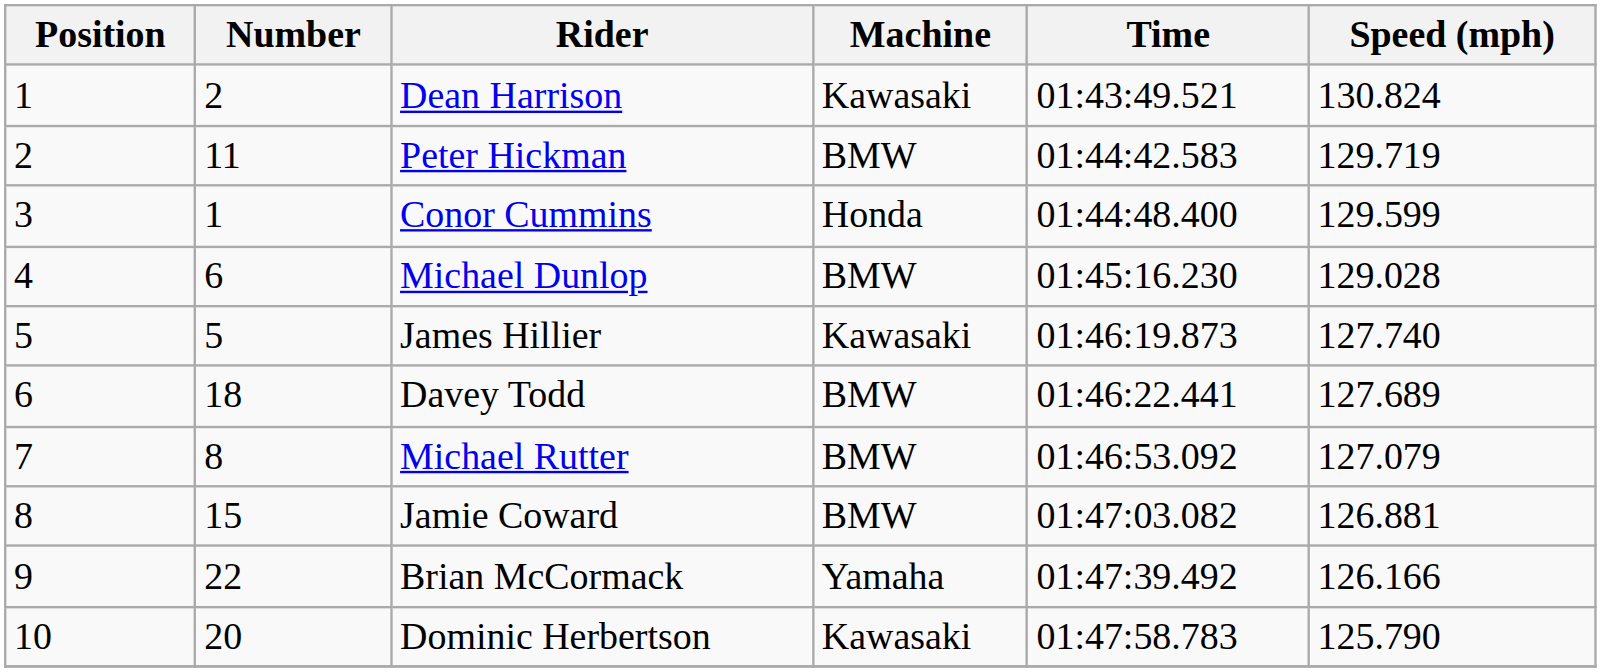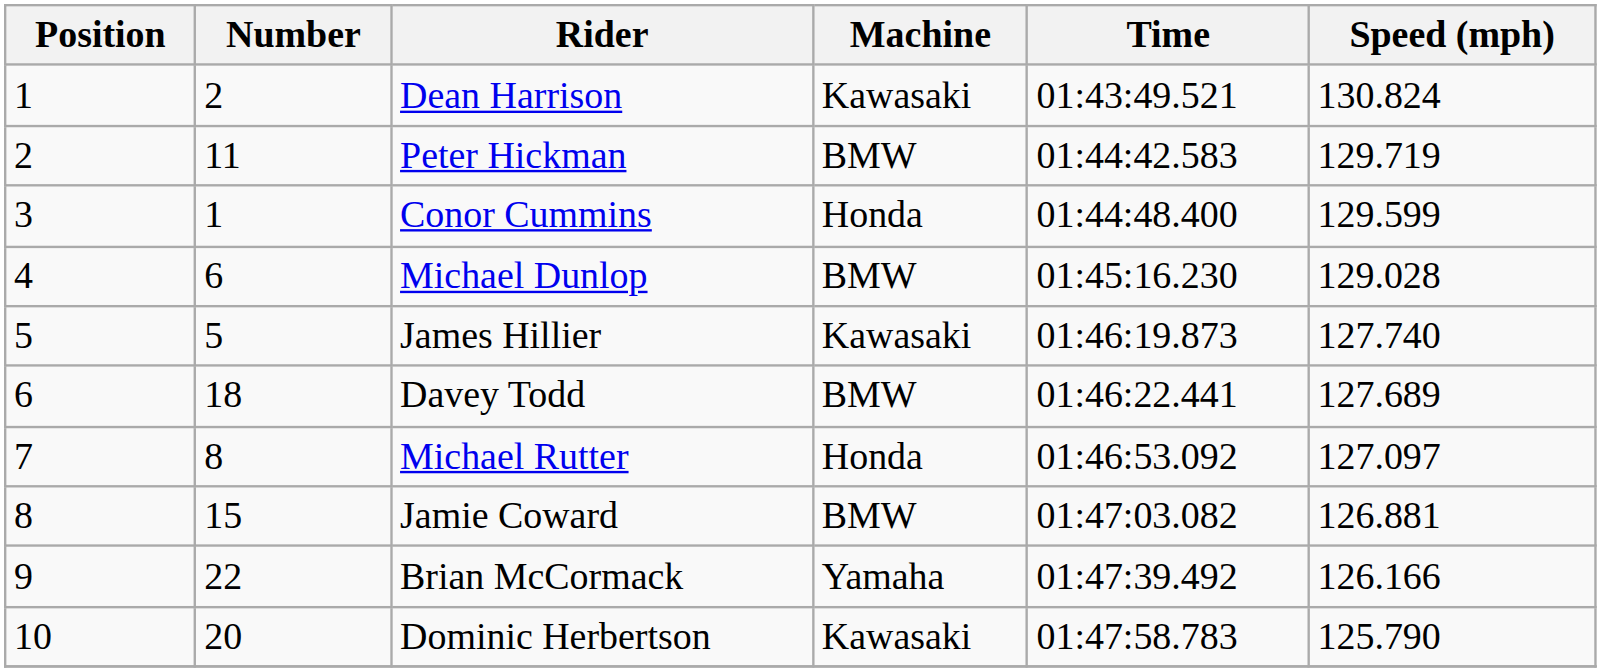(869, 455) BMW -> (872, 455) Honda
(1379, 455) 127.079 -> (1379, 455) 127.097
